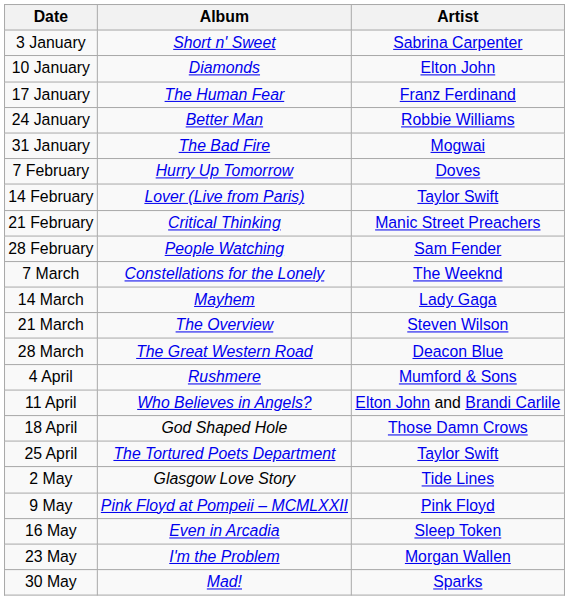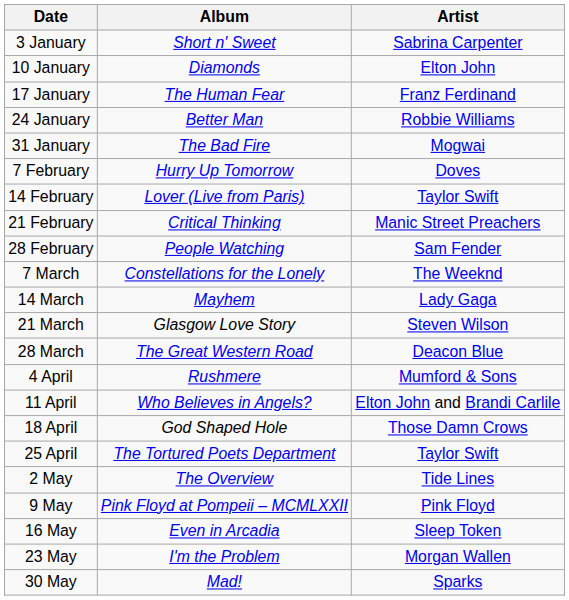(224, 325) The Overview -> (224, 325) Glasgow Love Story
(224, 479) Glasgow Love Story -> (224, 479) The Overview
